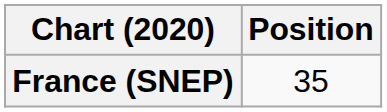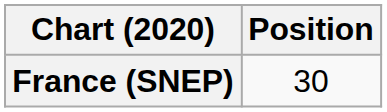(311, 80) 35 -> (311, 80) 30
